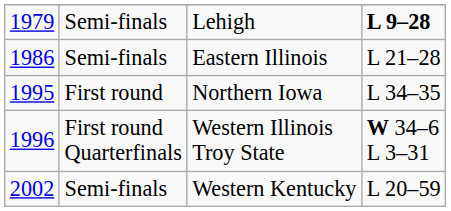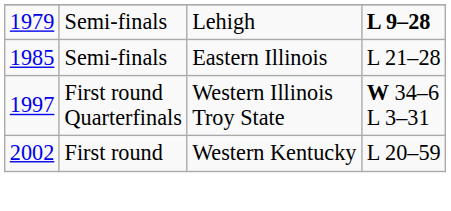(32, 57) 1986 -> (32, 57) 1985
- row: (257, 92)
(32, 140) 1996 -> (32, 105) 1997
(116, 188) Semi-finals -> (114, 152) First round
